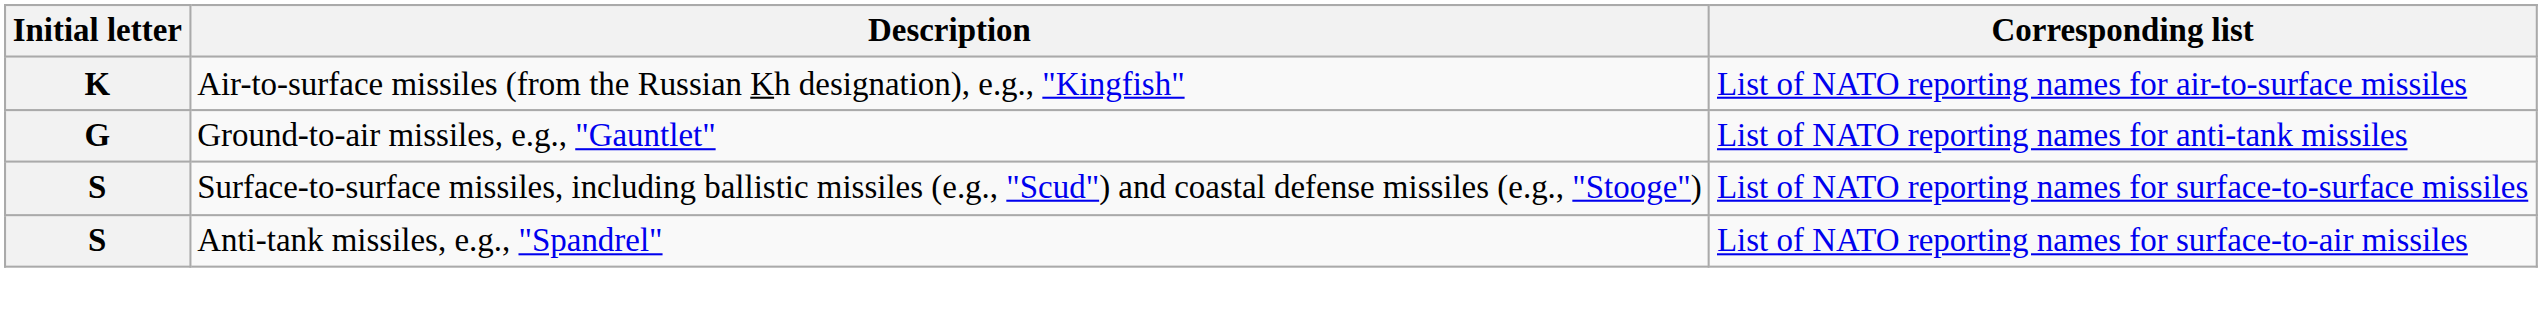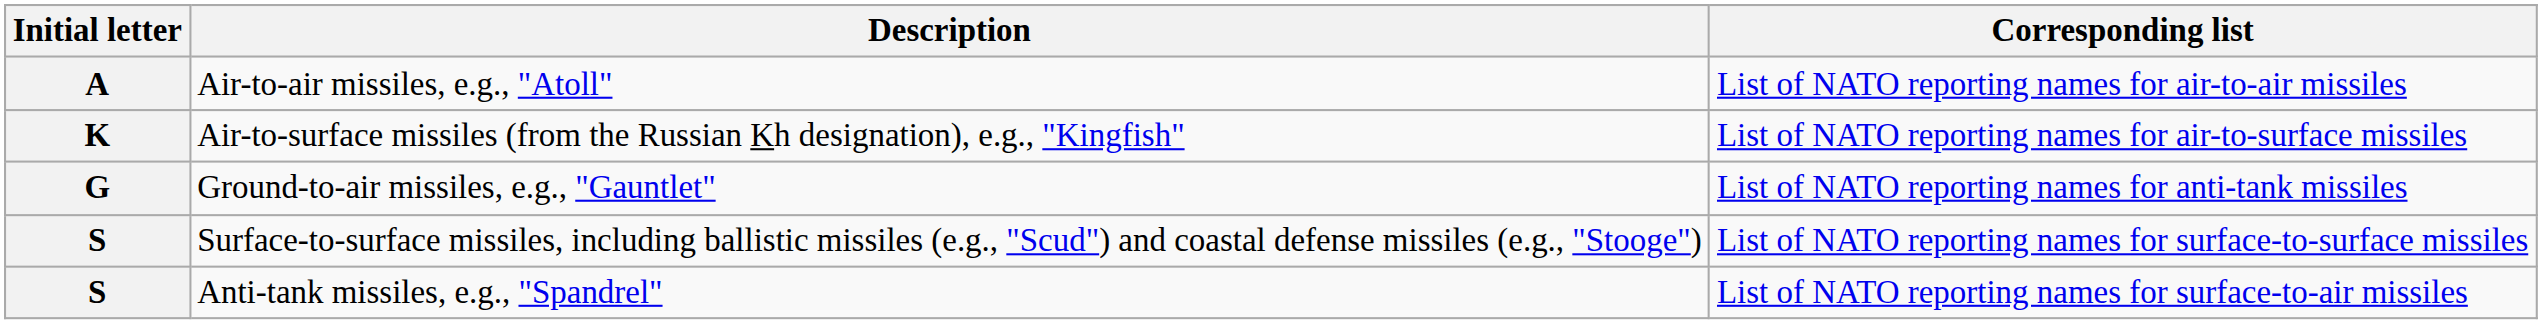+ row: (405, 82)
